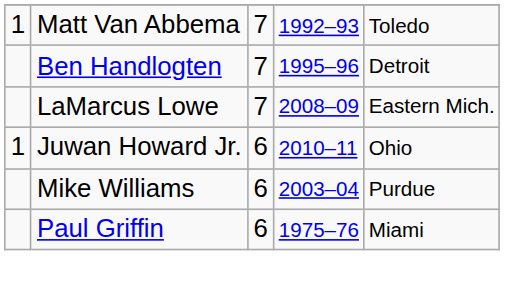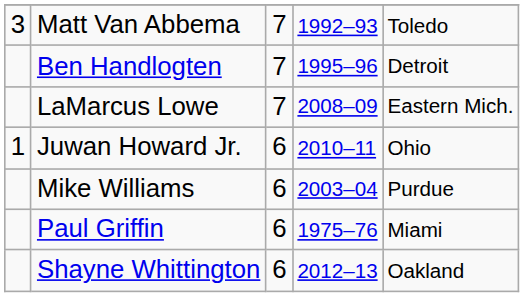(18, 24) 1 -> (18, 24) 3
+ row: (149, 270)
